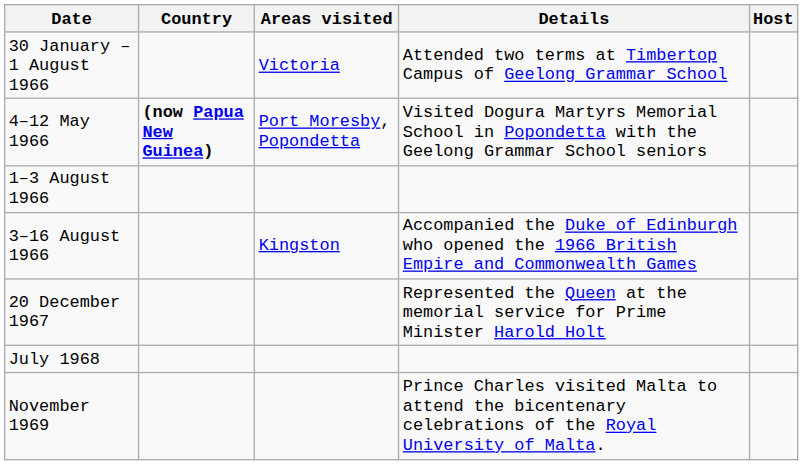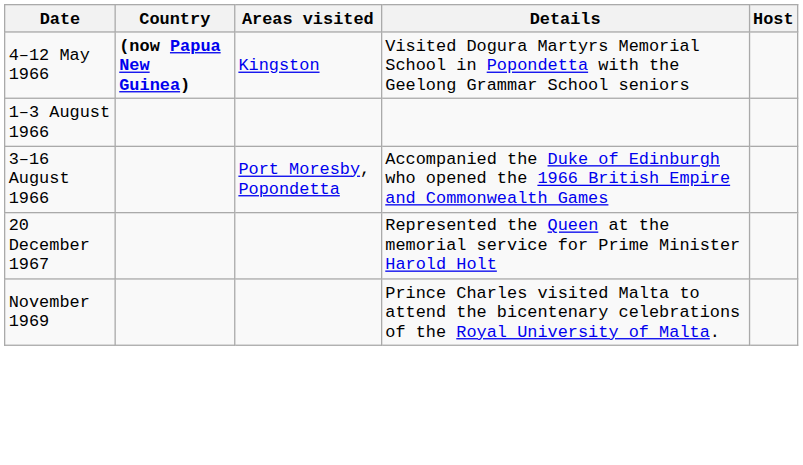- row: (70, 65)
(325, 132) Port Moresby, Popondetta -> (279, 65) Kingston
(299, 246) Kingston -> (304, 179) Port Moresby, Popondetta
- row: (54, 359)
